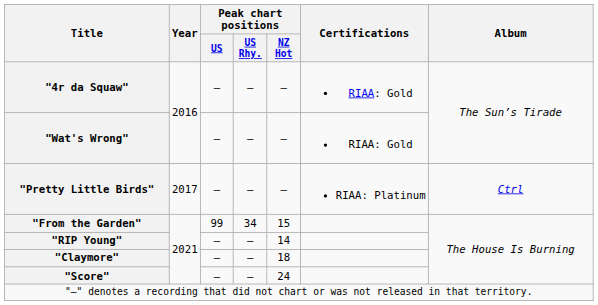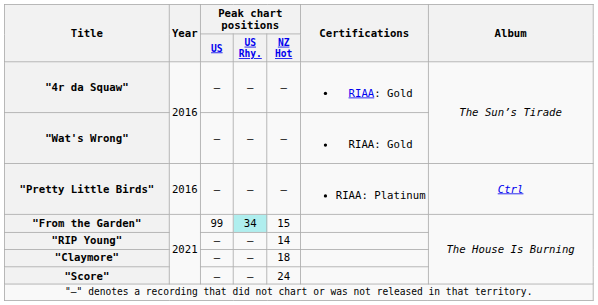(185, 189) 2017 -> (185, 189) 2016
(250, 223) no background -> (250, 223) paleturquoise background
